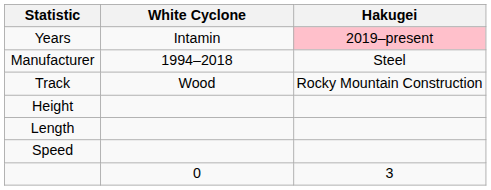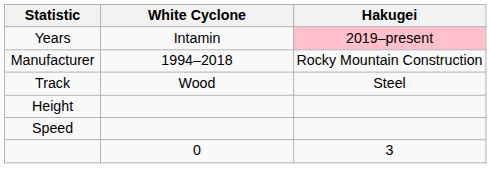(390, 60) Steel -> (390, 60) Rocky Mountain Construction
(390, 83) Rocky Mountain Construction -> (390, 83) Steel
- row: (53, 128)
